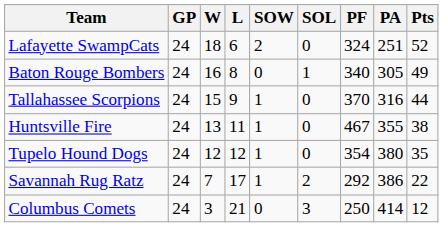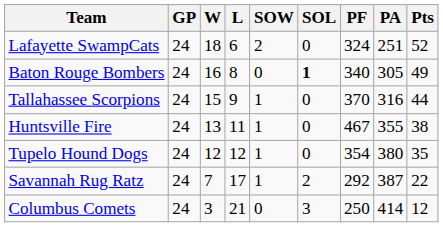(306, 72) normal -> (306, 72) bold
(390, 180) 386 -> (390, 180) 387
